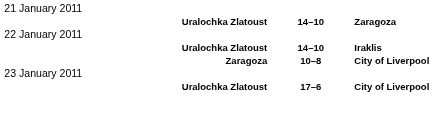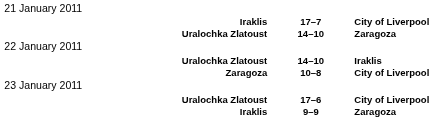+ row: (254, 21)
+ row: (254, 112)
